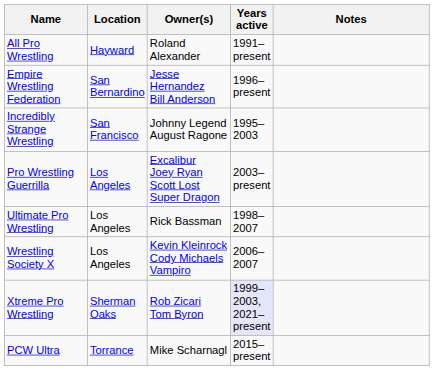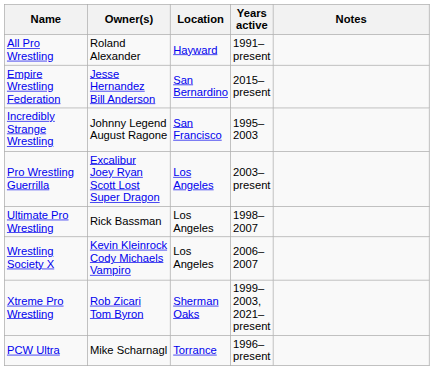columns swapped: (117, 19) <-> (189, 19)
(252, 86) 1996–present -> (252, 86) 2015–present
(252, 307) lavender background -> (252, 307) no background
(252, 350) 2015–present -> (252, 350) 1996–present
